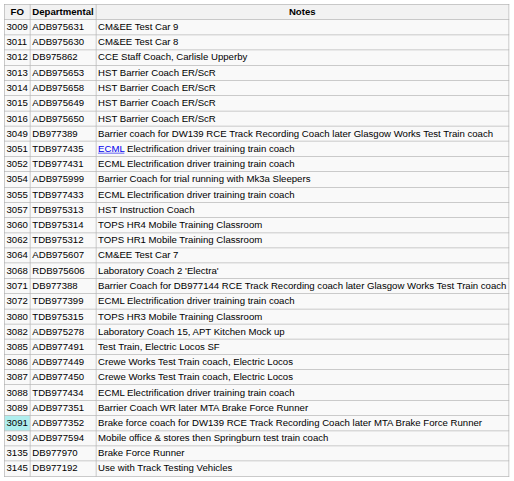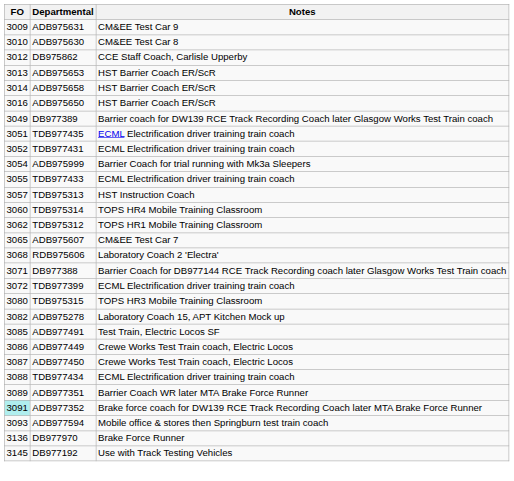(17, 42) 3011 -> (17, 42) 3010
- row: (58, 103)
(17, 255) 3064 -> (17, 240) 3065
(17, 453) 3135 -> (17, 438) 3136
